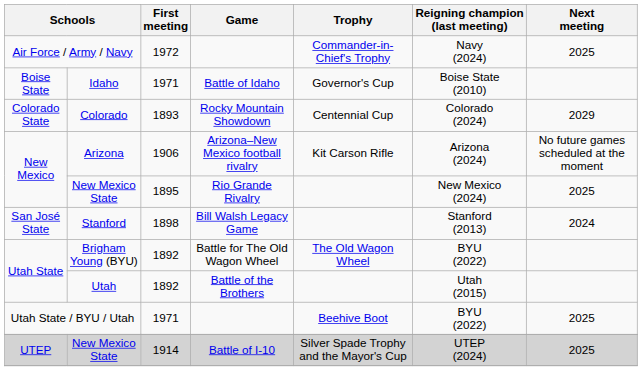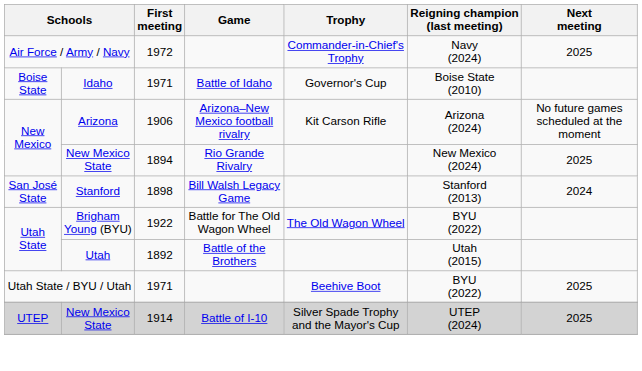- row: (104, 115)
(166, 191) 1895 -> (160, 160) 1894
(166, 255) 1892 -> (160, 223) 1922
